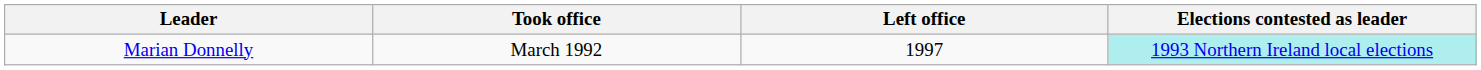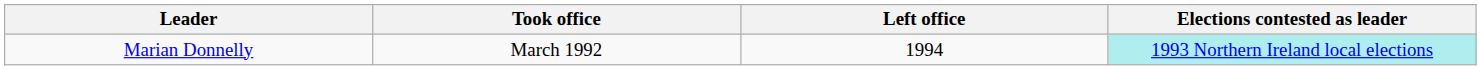(924, 49) 1997 -> (924, 49) 1994
